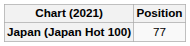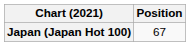(159, 32) 77 -> (159, 32) 67
